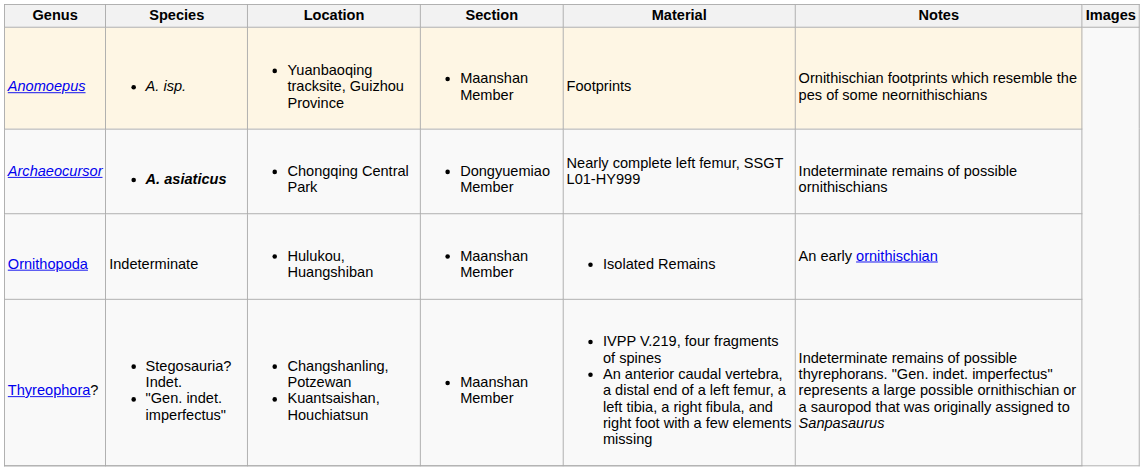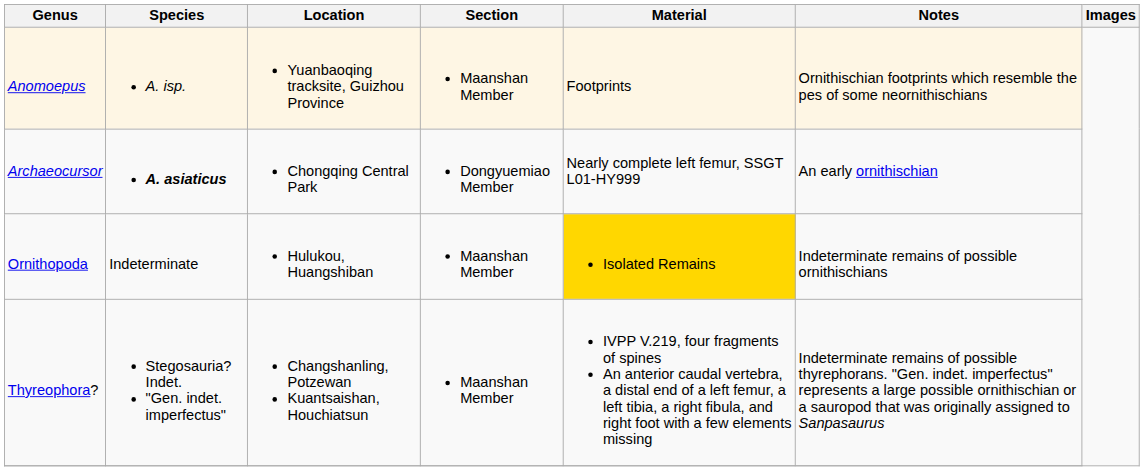(908, 179) Indeterminate remains of possible ornithischians -> (868, 171) An early ornithischian
(679, 265) no background -> (679, 265) gold background
(868, 256) An early ornithischian -> (908, 264) Indeterminate remains of possible ornithischians
